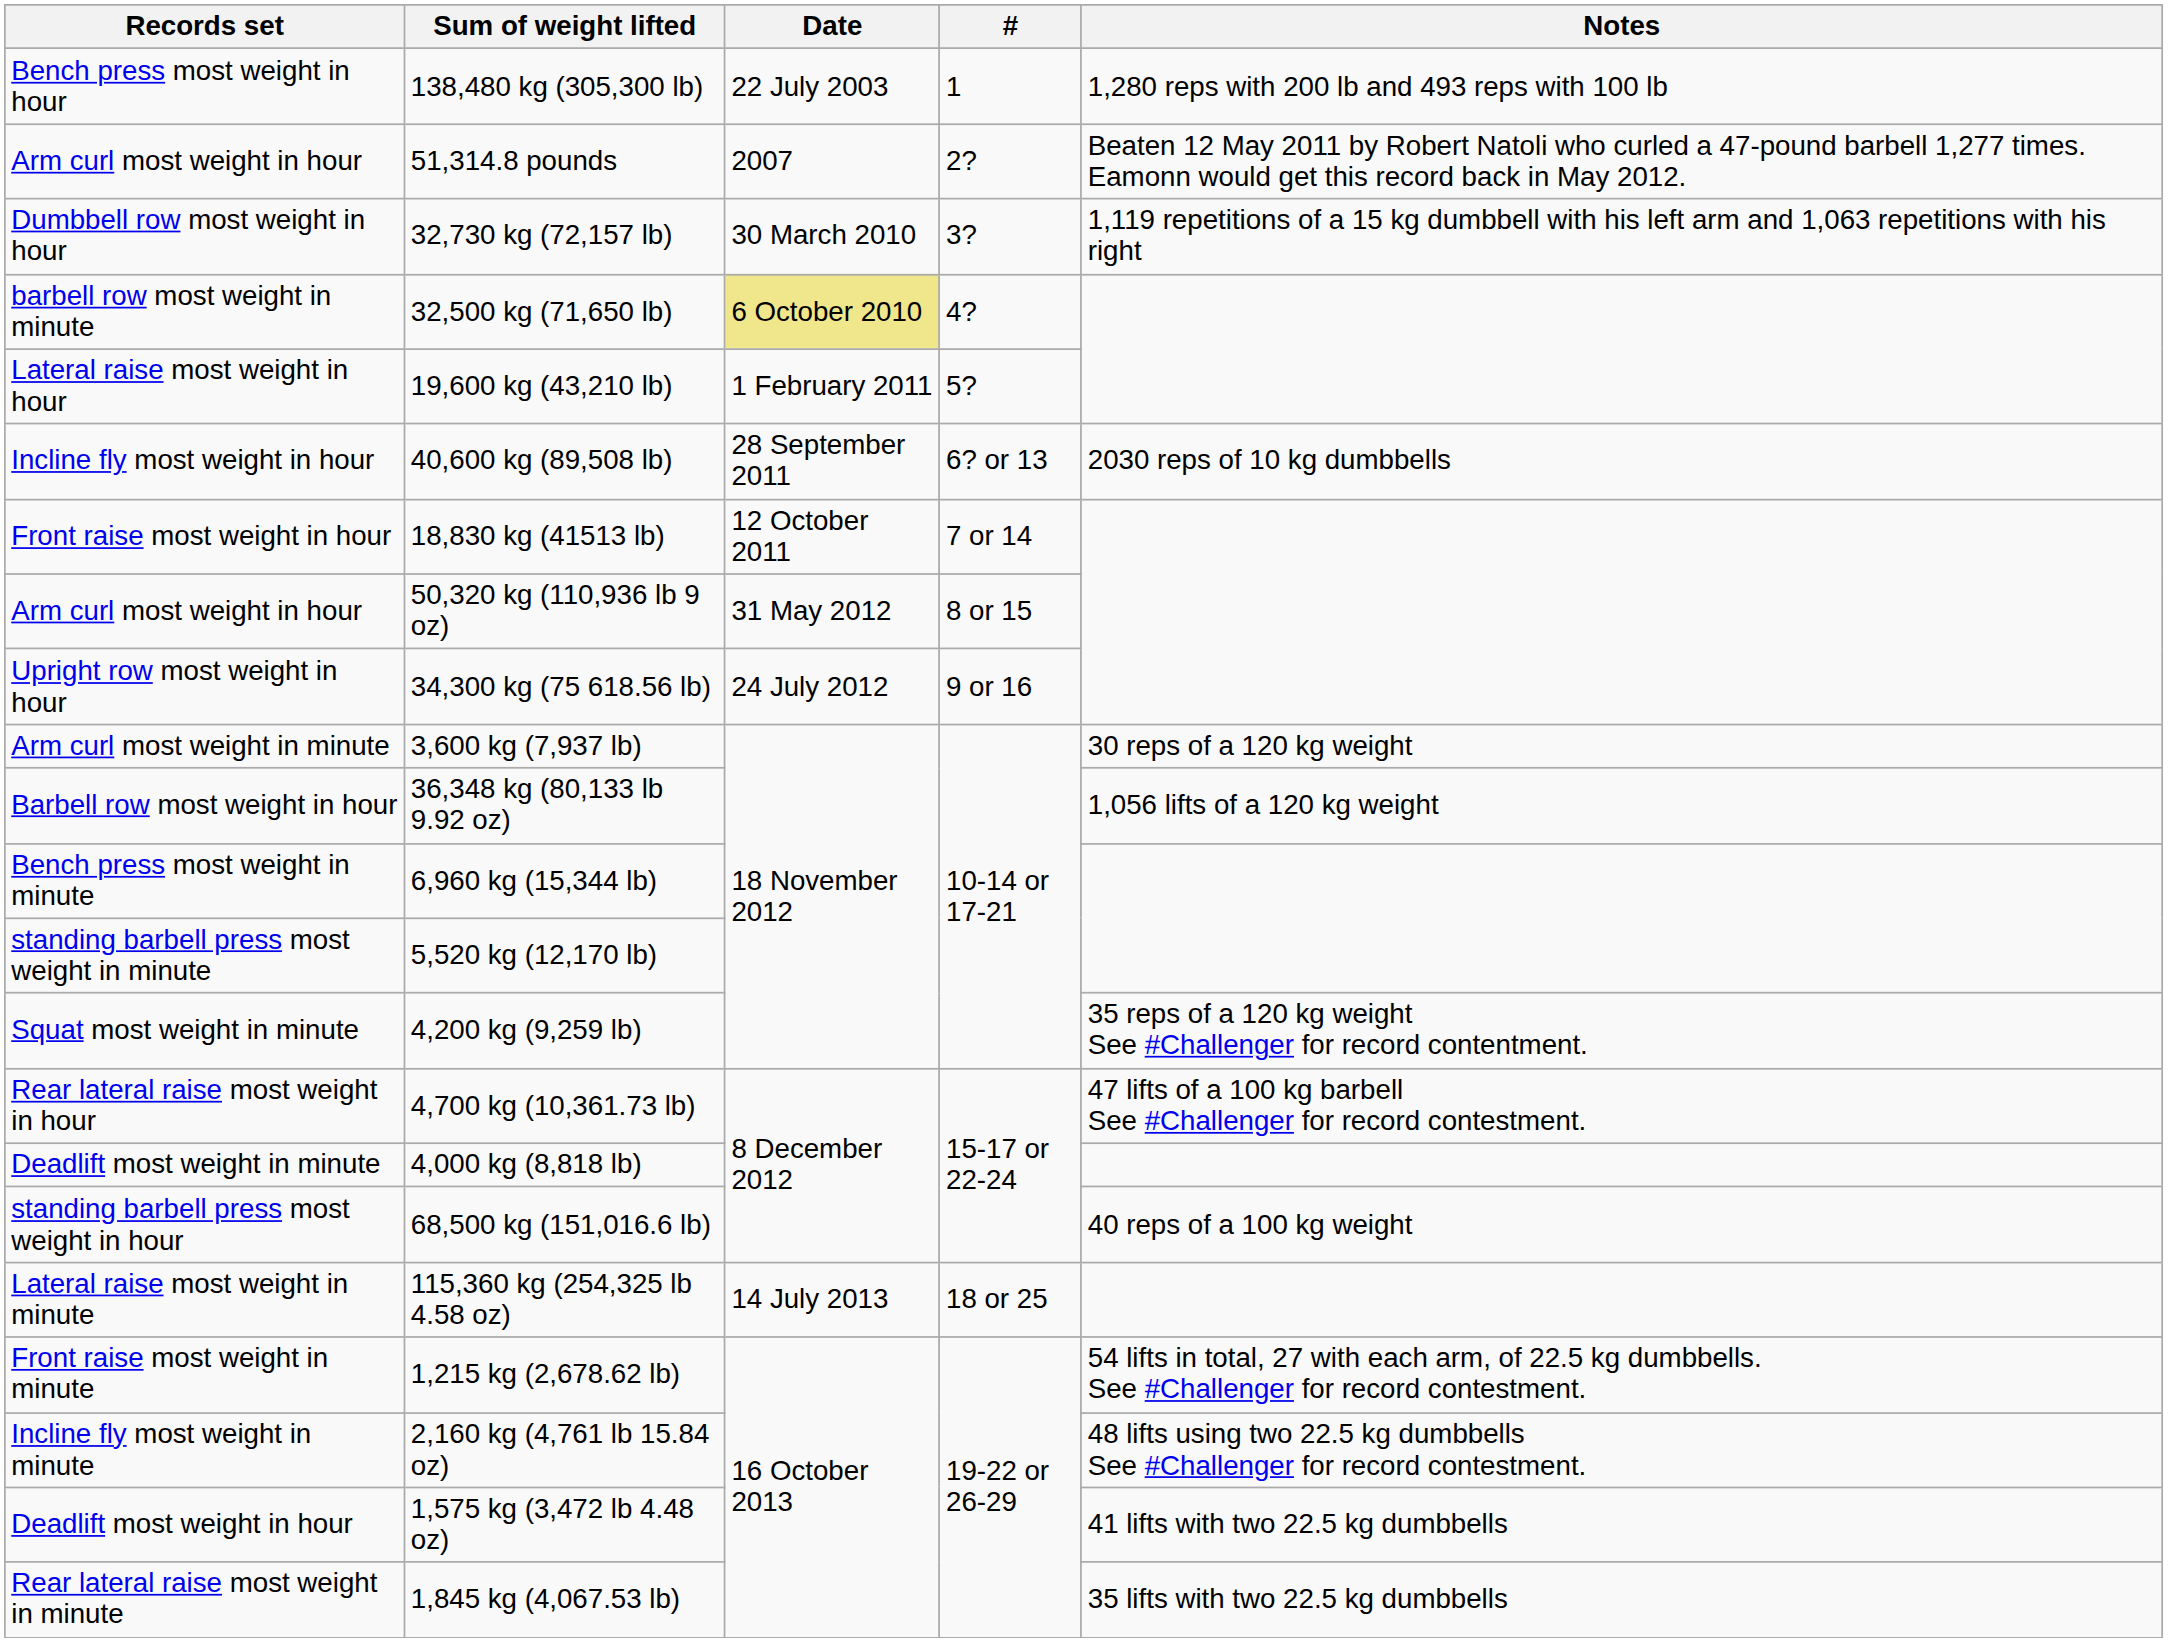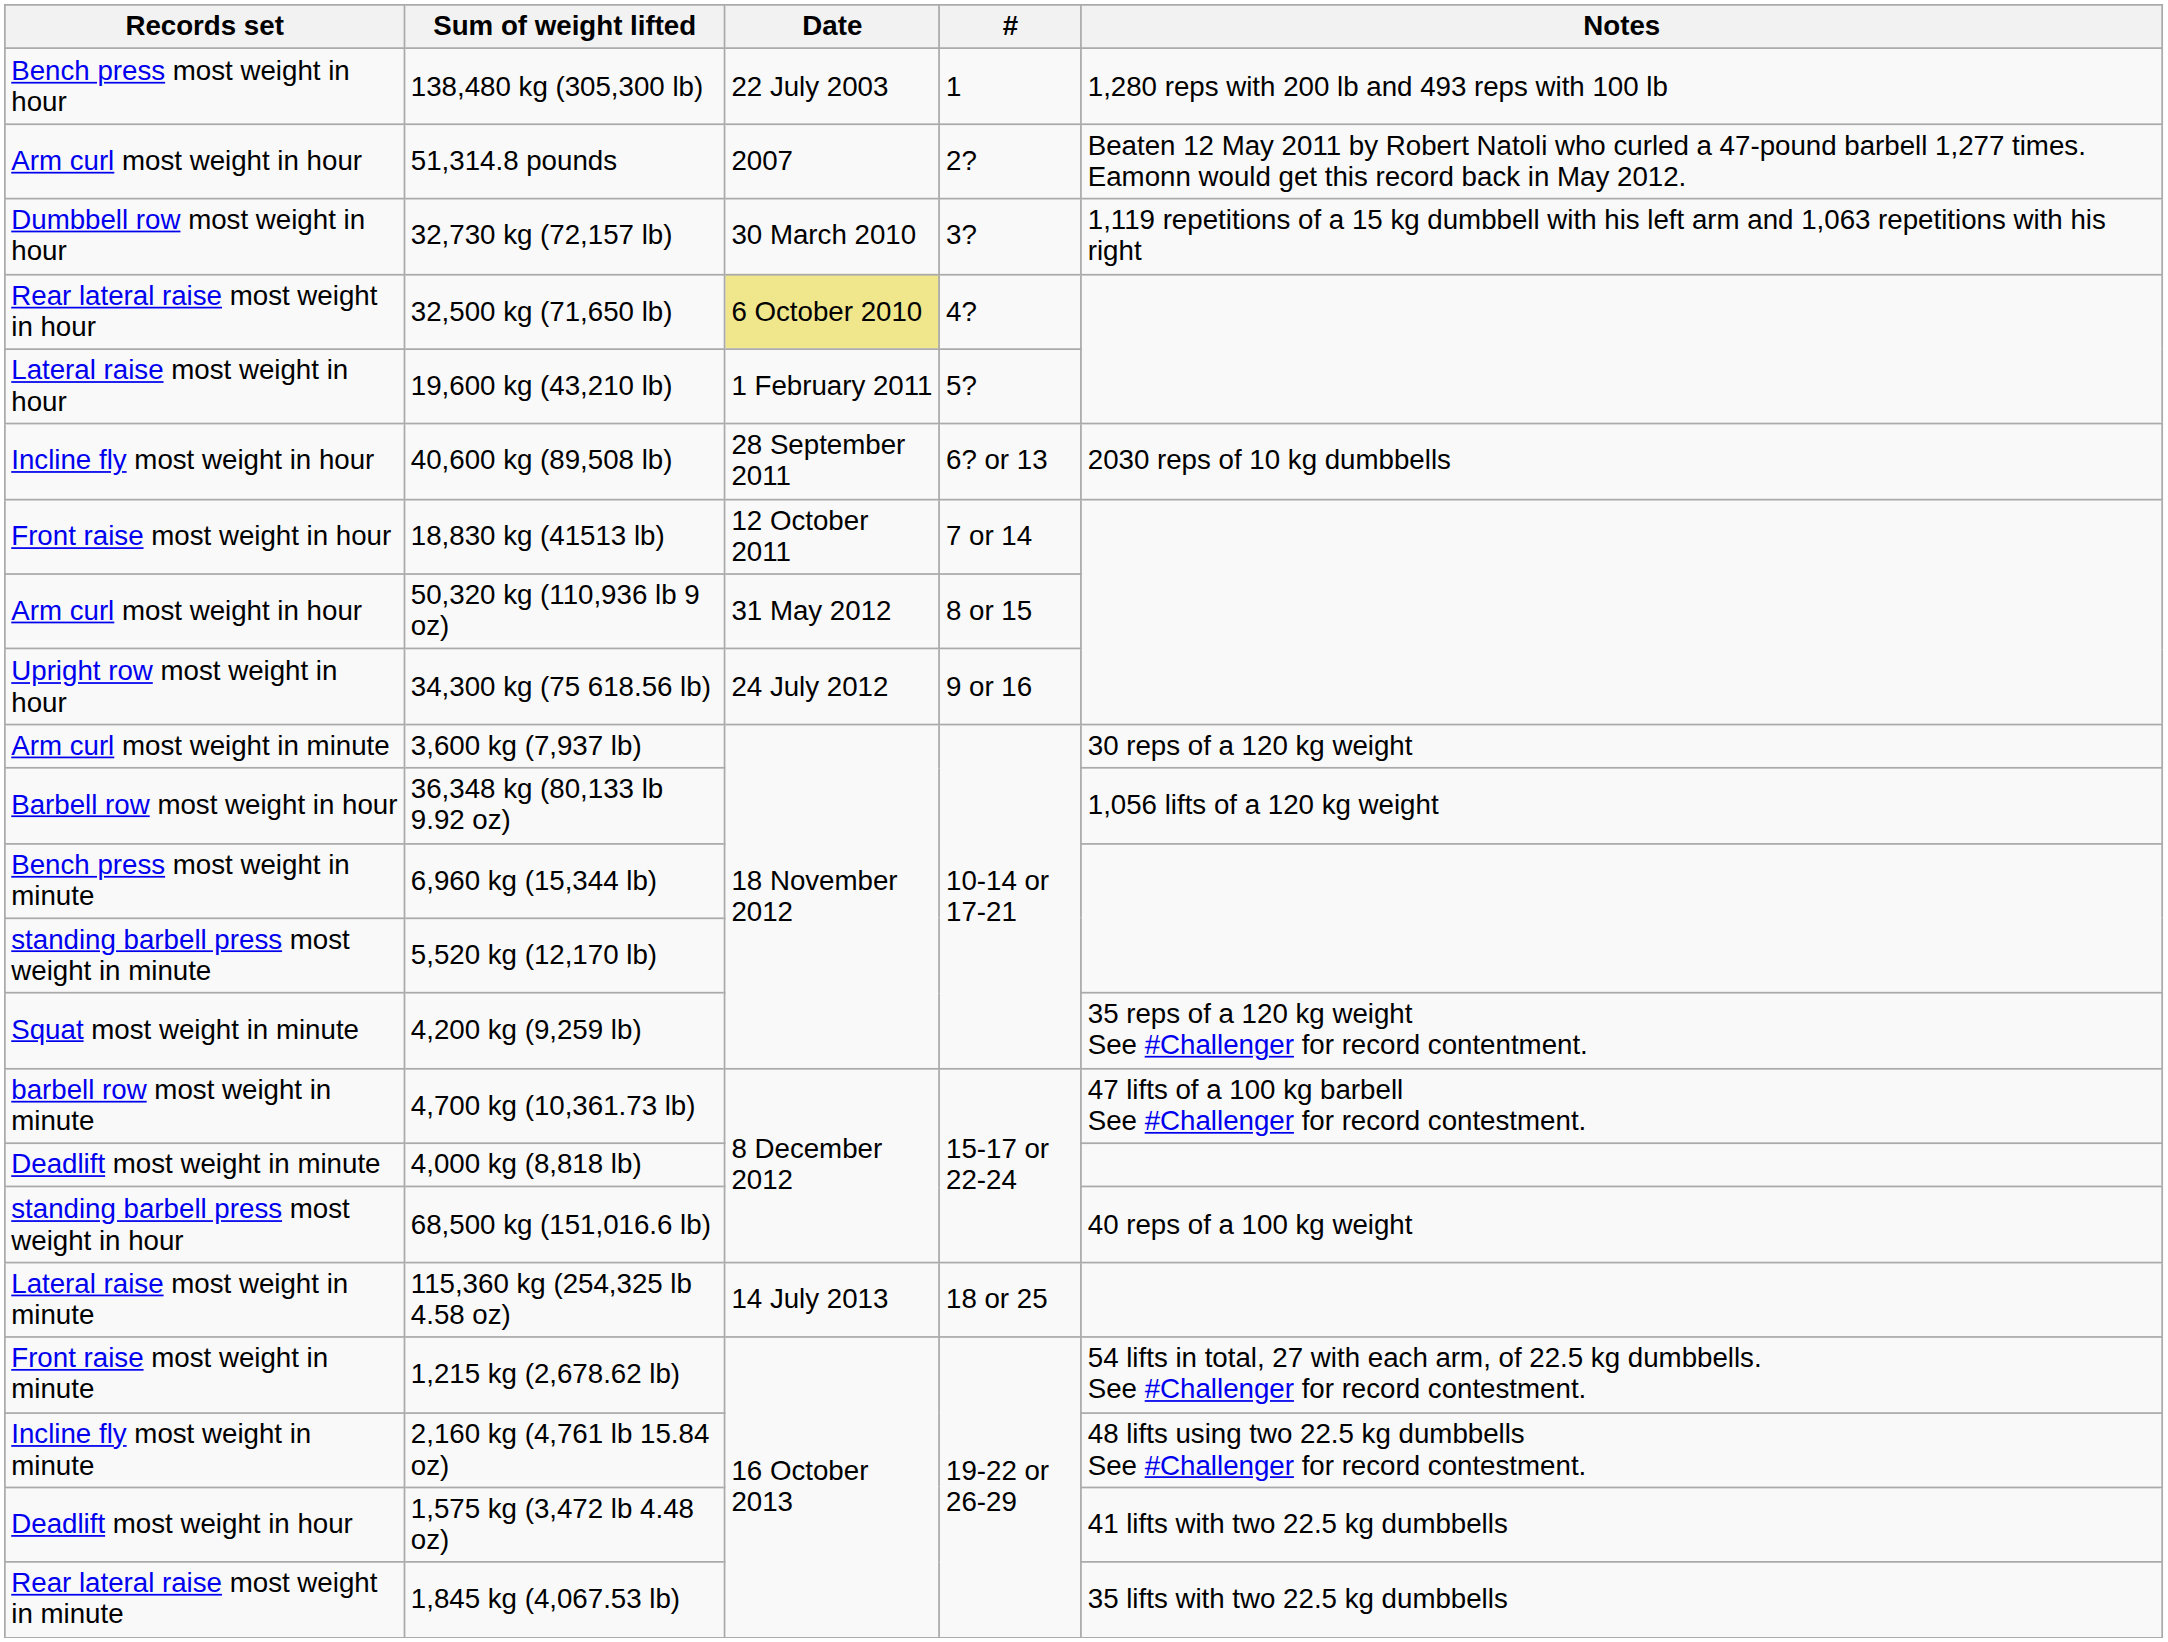(171, 311) barbell row most weight in minute -> (194, 311) Rear lateral raise most weight in hour
(194, 1105) Rear lateral raise most weight in hour -> (171, 1105) barbell row most weight in minute
